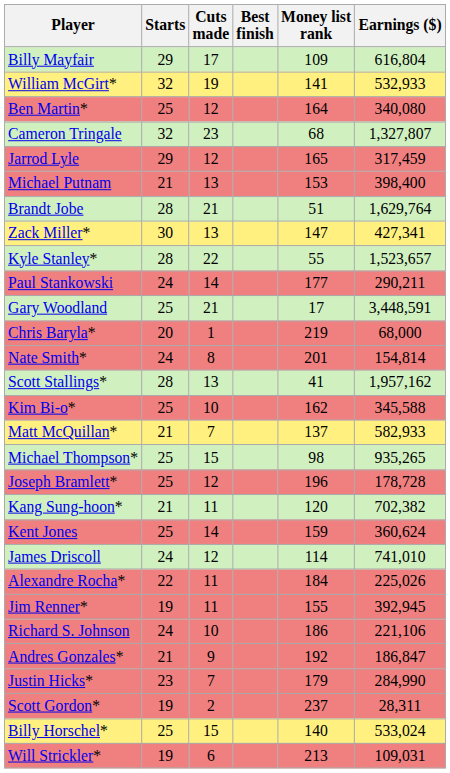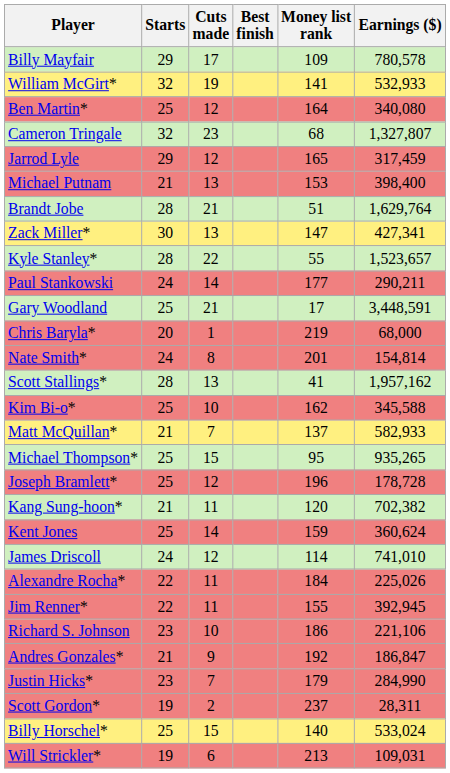(400, 59) 616,804 -> (400, 59) 780,578
(316, 457) 98 -> (316, 457) 95
(165, 606) 19 -> (165, 606) 22
(165, 631) 24 -> (165, 631) 23
